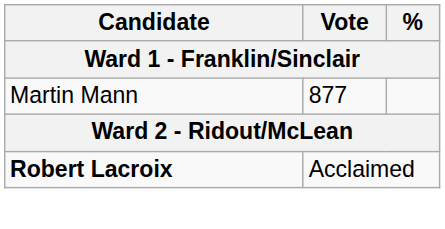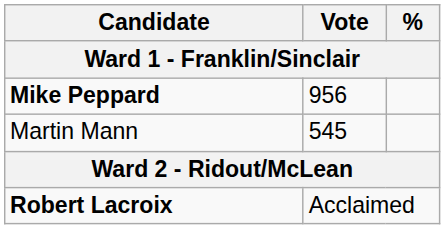+ row: (85, 95)
(328, 95) 877 -> (328, 132) 545
